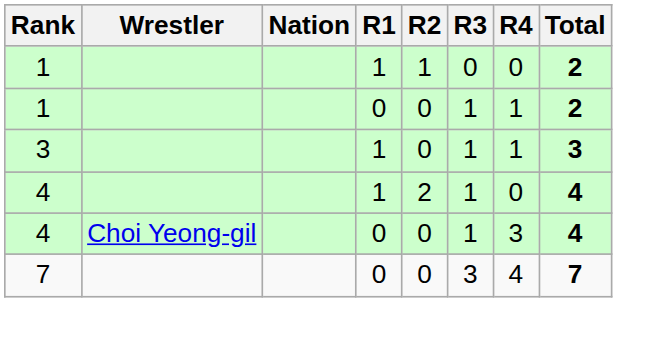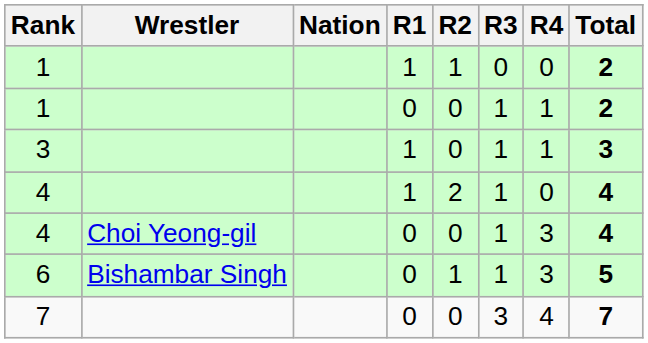+ row: (43, 274)
